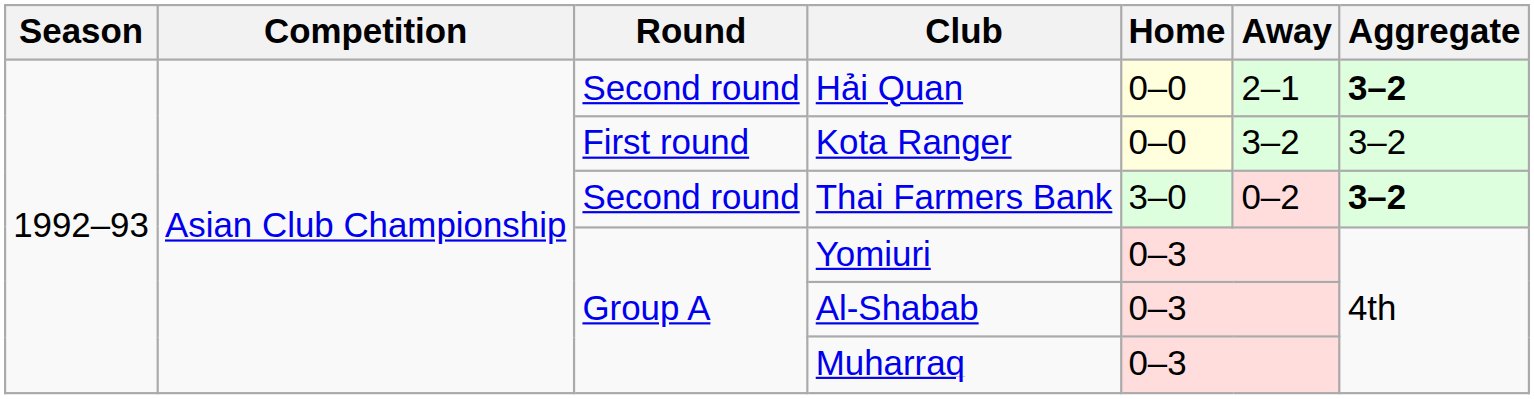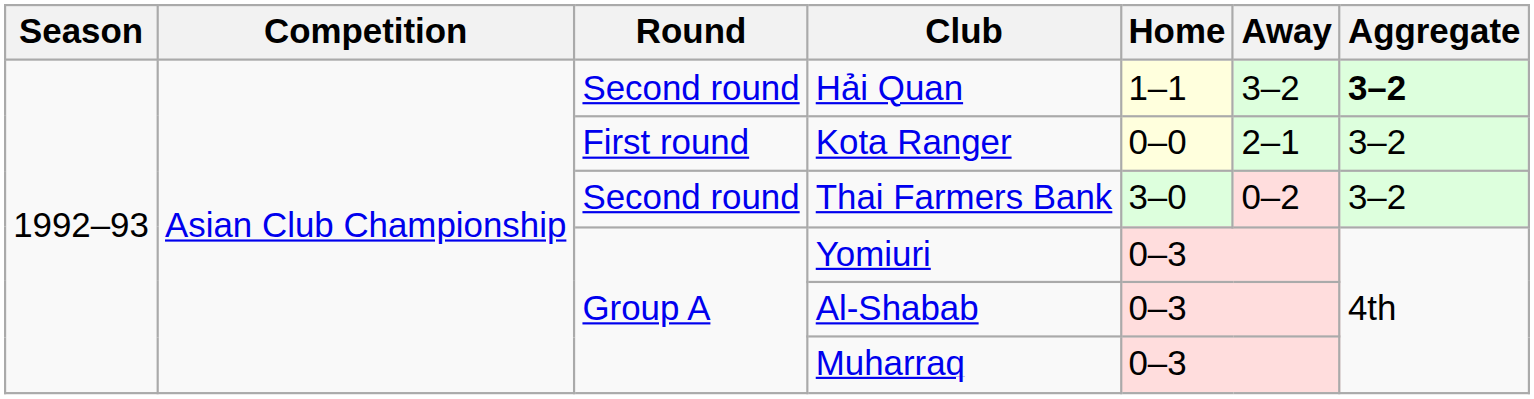(1158, 87) 0–0 -> (1158, 87) 1–1
(1270, 87) 2–1 -> (1270, 87) 3–2
(1270, 142) 3–2 -> (1270, 142) 2–1
(1377, 198) bold -> (1377, 198) normal
